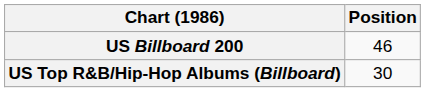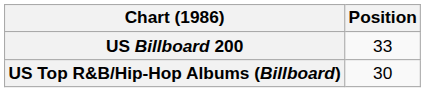(383, 45) 46 -> (383, 45) 33
